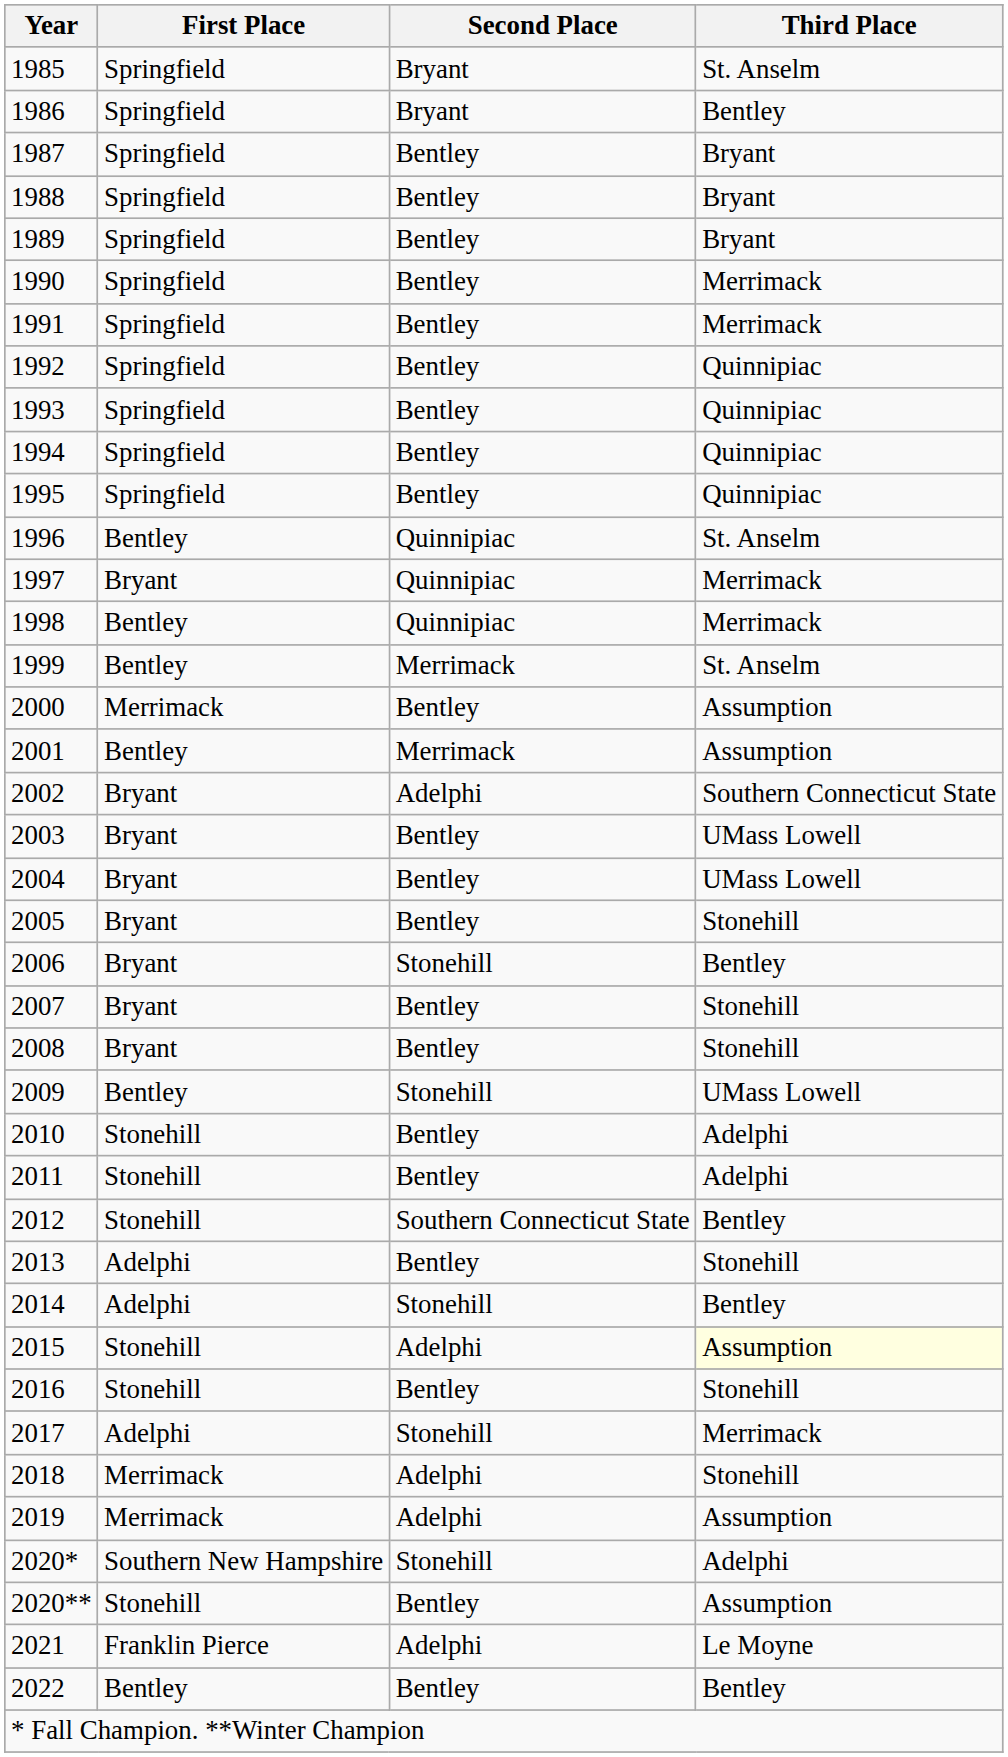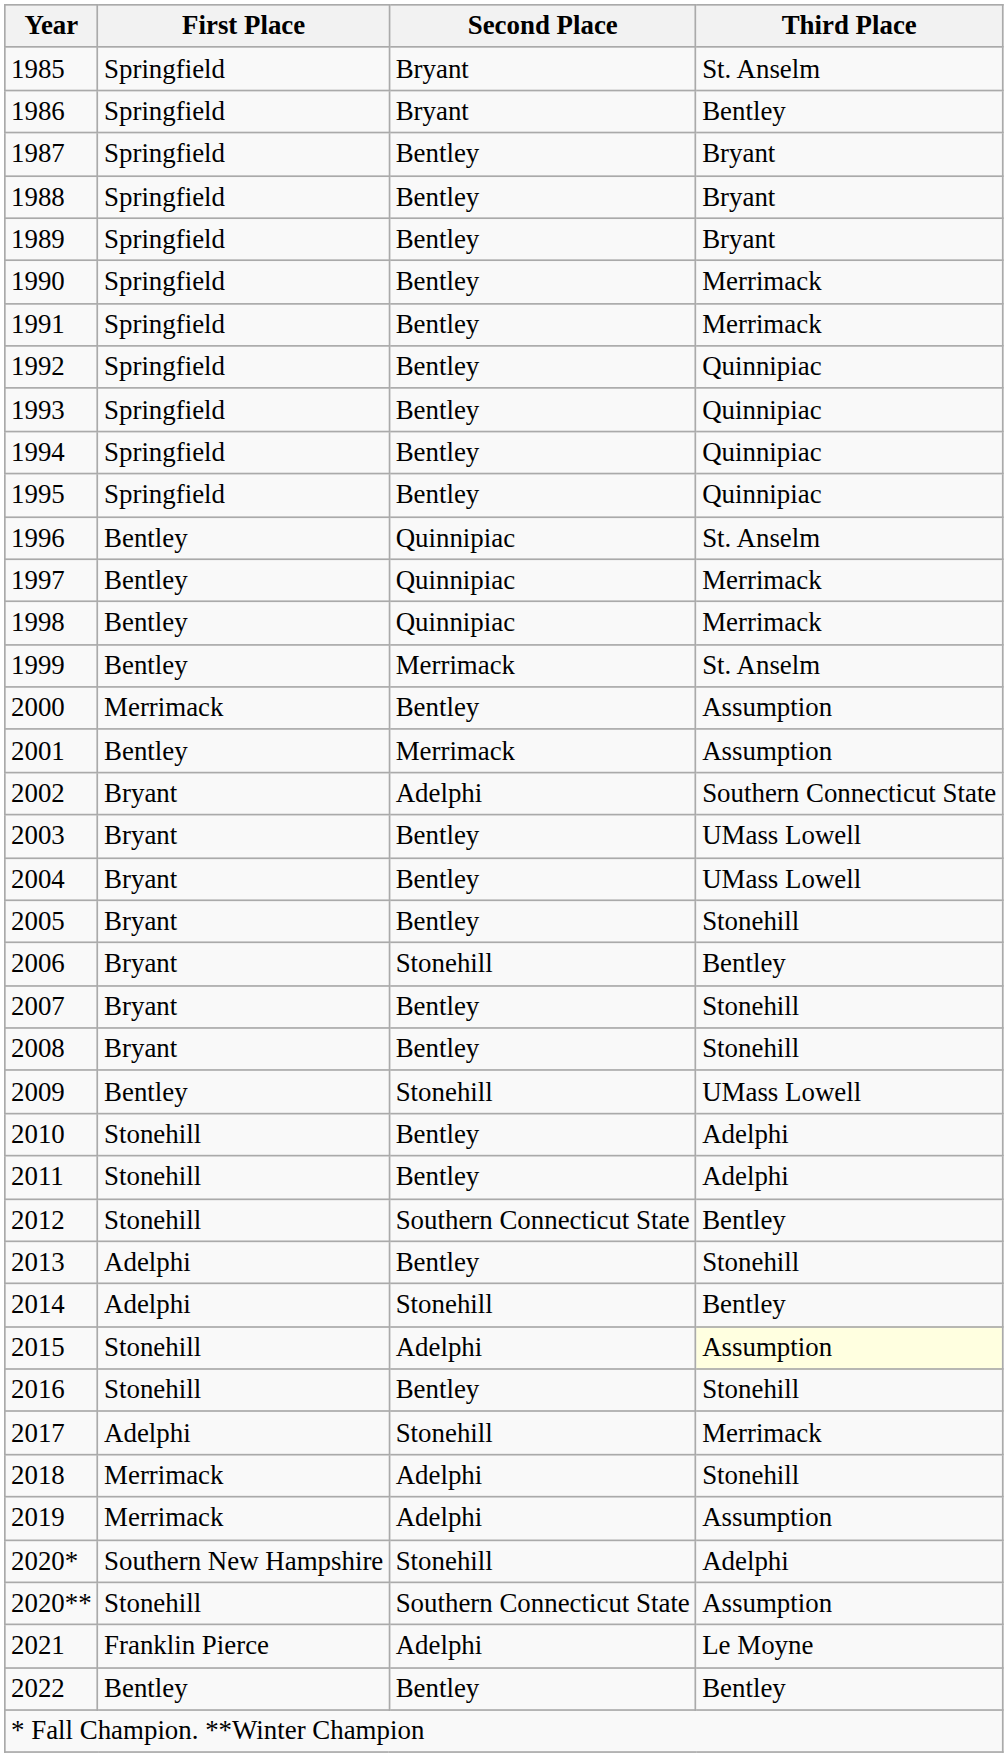(141, 580) Bryant -> (146, 580) Bentley
(437, 1603) Bentley -> (543, 1603) Southern Connecticut State
